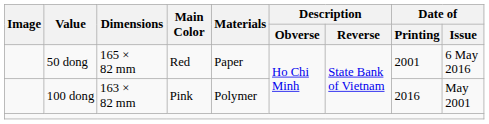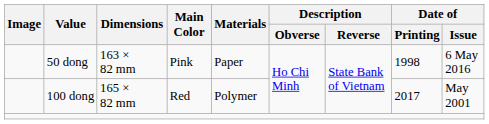(118, 61) 165 × 82 mm -> (118, 61) 163 × 82 mm
(180, 61) Red -> (181, 61) Pink
(407, 61) 2001 -> (407, 61) 1998
(118, 95) 163 × 82 mm -> (118, 95) 165 × 82 mm
(181, 95) Pink -> (180, 95) Red
(407, 95) 2016 -> (407, 95) 2017
